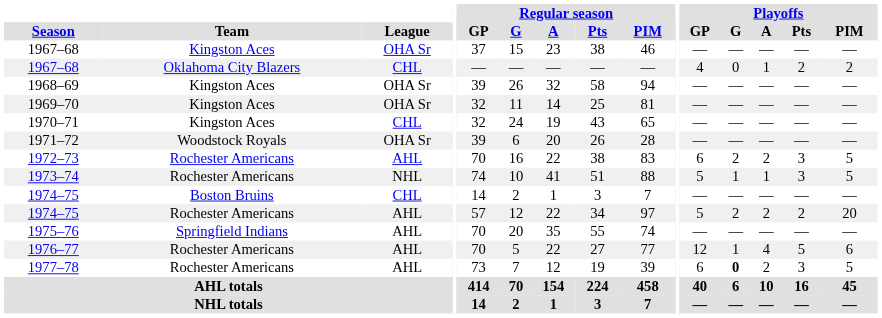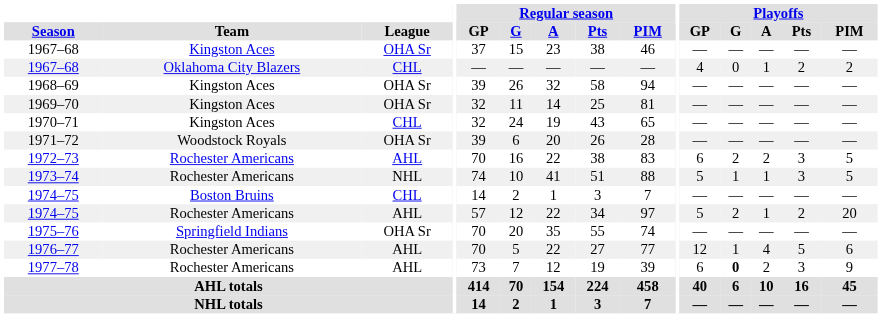(766, 213) 2 -> (766, 213) 1
(407, 231) AHL -> (407, 231) OHA Sr
(849, 267) 5 -> (849, 267) 9
